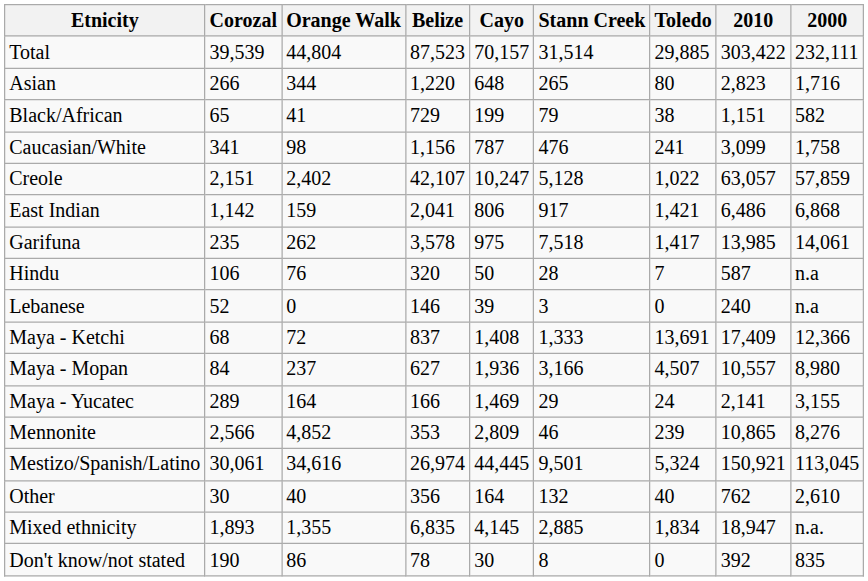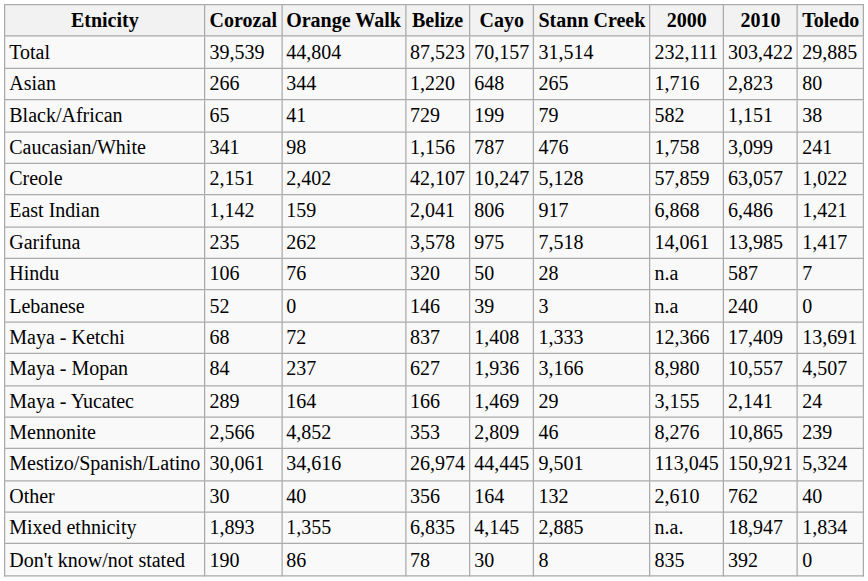columns swapped: (683, 20) <-> (827, 20)
